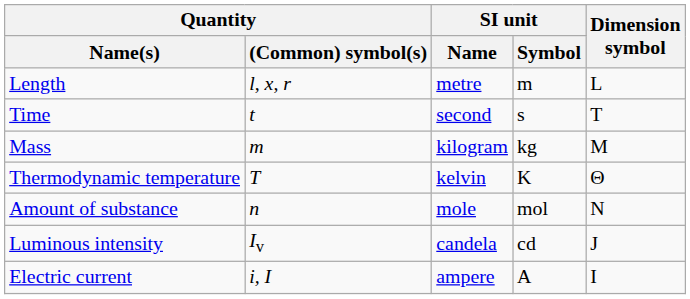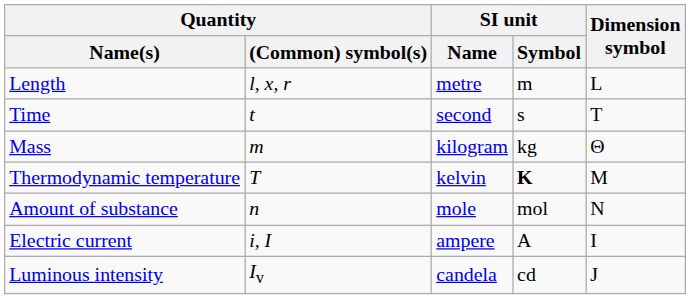(599, 146) M -> (597, 146) Θ
(524, 177) normal -> (525, 177) bold
(597, 177) Θ -> (599, 177) M
rows swapped: (71, 277) <-> (86, 243)
